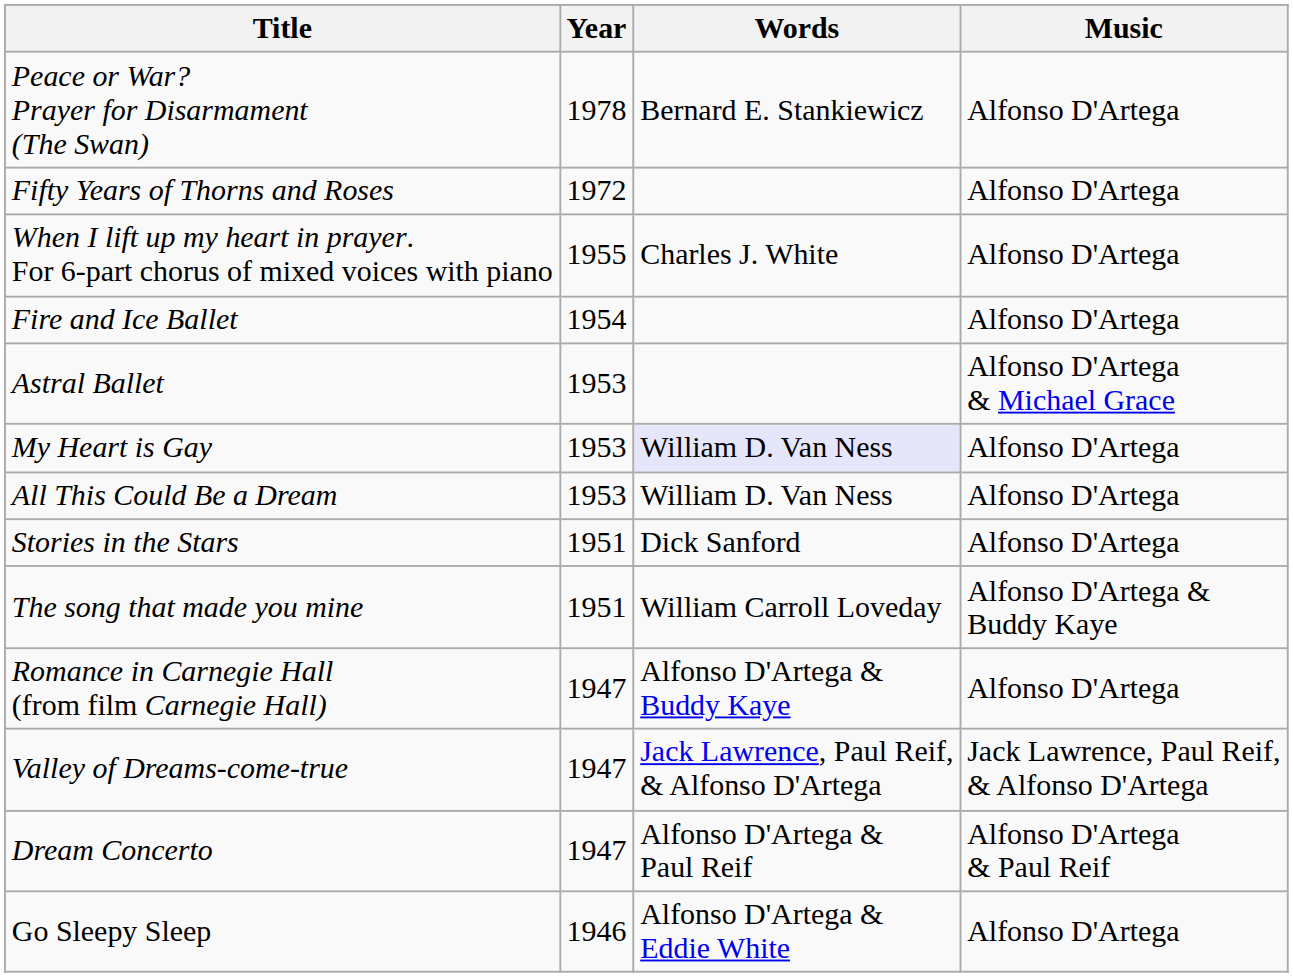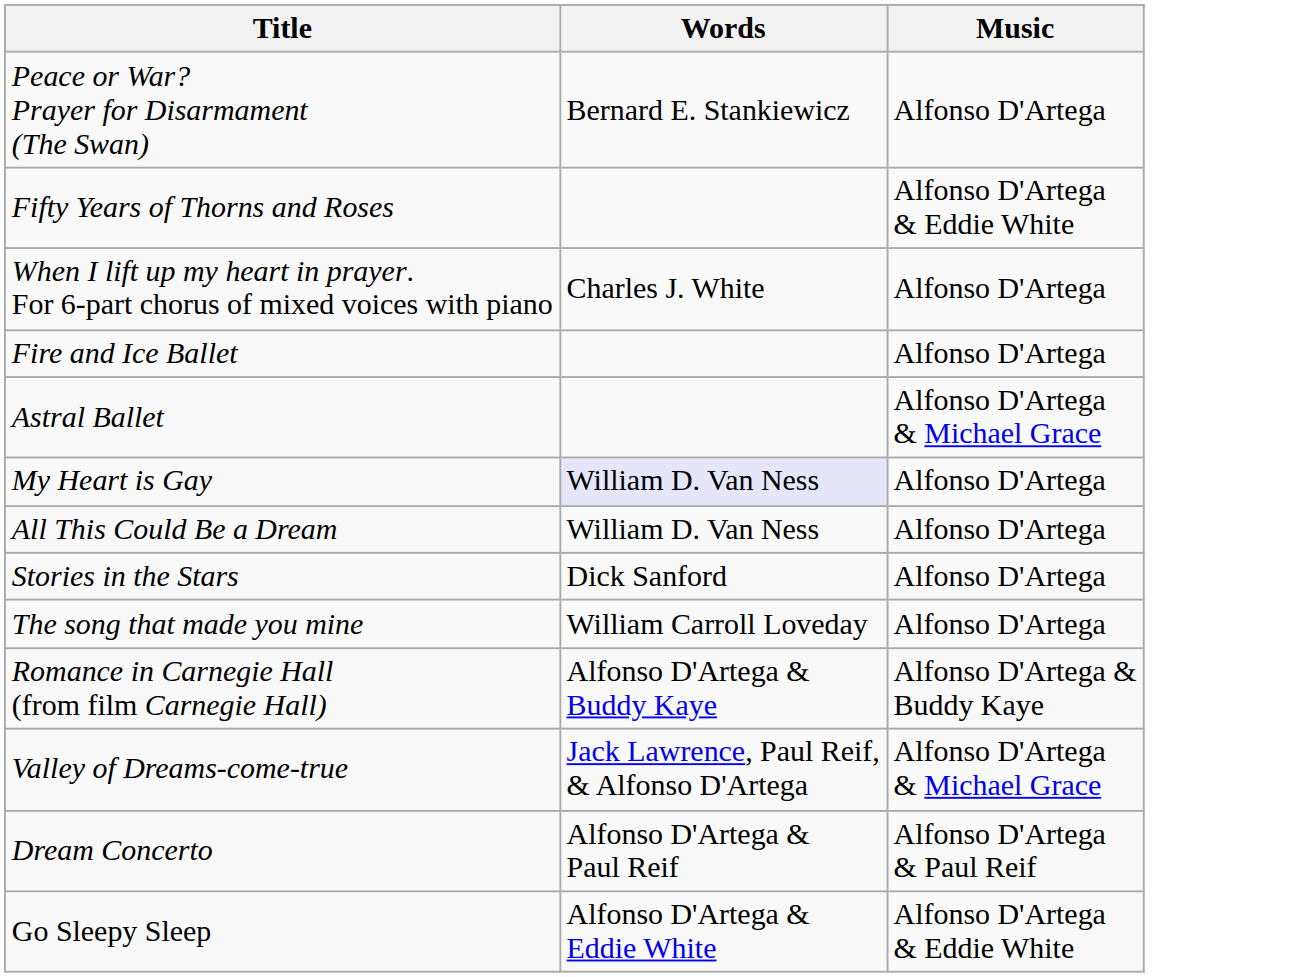- column: (596, 28)
(1073, 190) Alfonso D'Artega -> (1000, 207) Alfonso D'Artega & Eddie White
(1089, 606) Alfonso D'Artega & Buddy Kaye -> (1000, 623) Alfonso D'Artega
(1073, 687) Alfonso D'Artega -> (1015, 687) Alfonso D'Artega & Buddy Kaye
(1124, 768) Jack Lawrence, Paul Reif, & Alfonso D'Artega -> (1000, 768) Alfonso D'Artega & Michael Grace
(1073, 931) Alfonso D'Artega -> (1000, 931) Alfonso D'Artega & Eddie White
